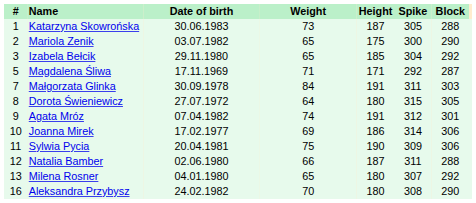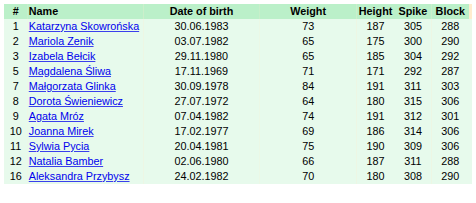(450, 102) 305 -> (450, 102) 306
- row: (64, 176)
